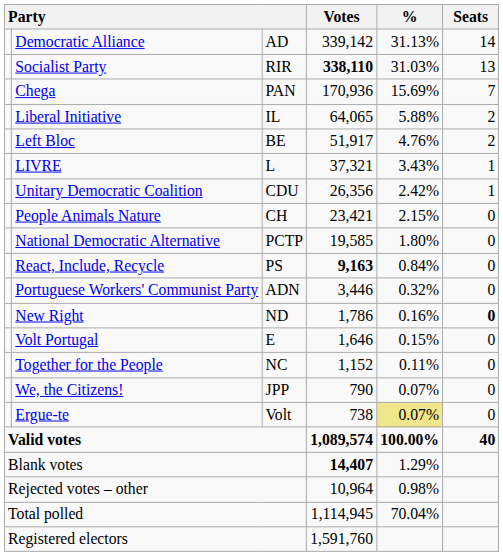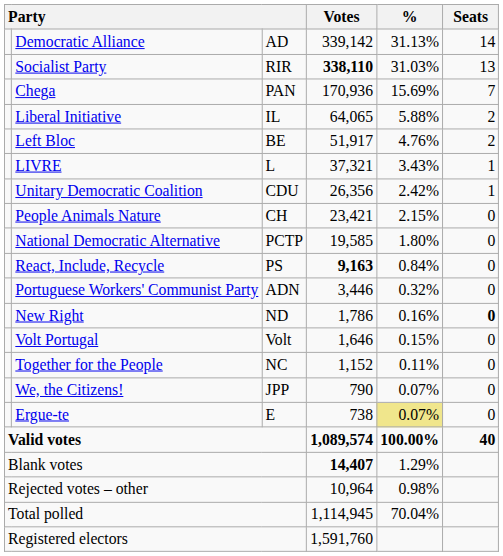(270, 340) E -> (278, 340) Volt
(278, 414) Volt -> (270, 414) E
